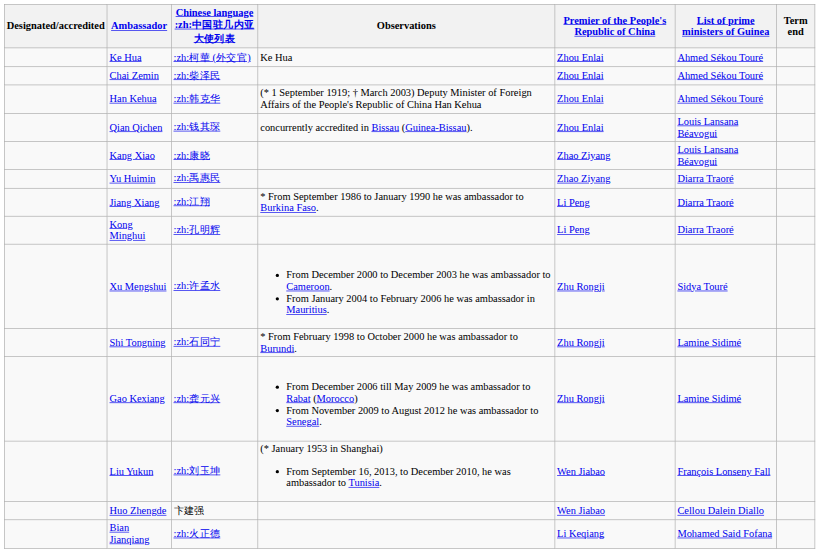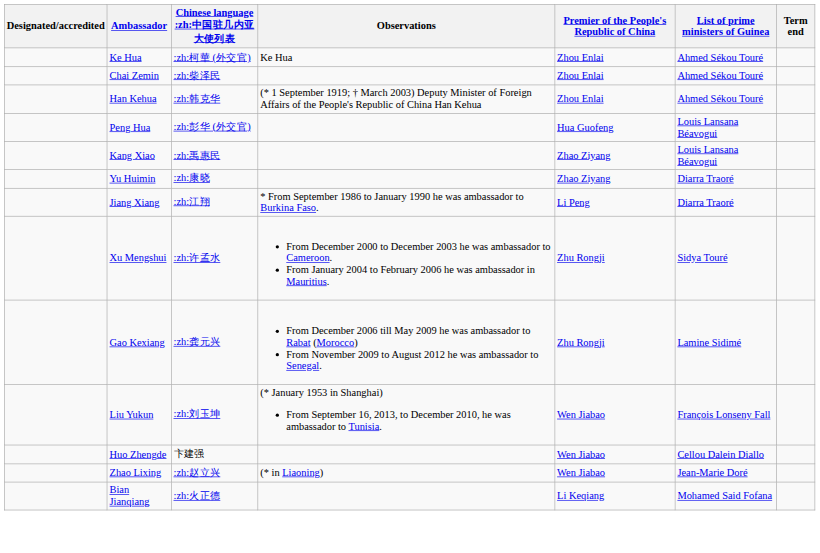- row: (136, 127)
+ row: (130, 127)
(192, 155) :zh:康晓 -> (197, 155) :zh:禹惠民
(197, 178) :zh:禹惠民 -> (192, 178) :zh:康晓
- row: (127, 230)
- row: (138, 342)
+ row: (135, 472)
